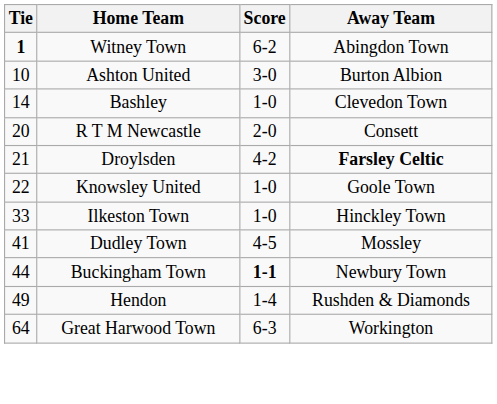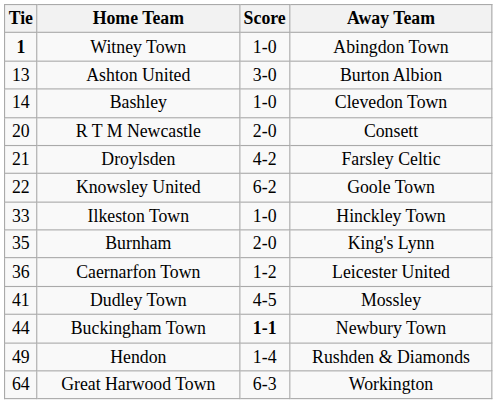(265, 46) 6-2 -> (265, 46) 1-0
(21, 74) 10 -> (21, 74) 13
(391, 159) bold -> (391, 159) normal
(265, 187) 1-0 -> (265, 187) 6-2
+ row: (138, 243)
+ row: (138, 272)
